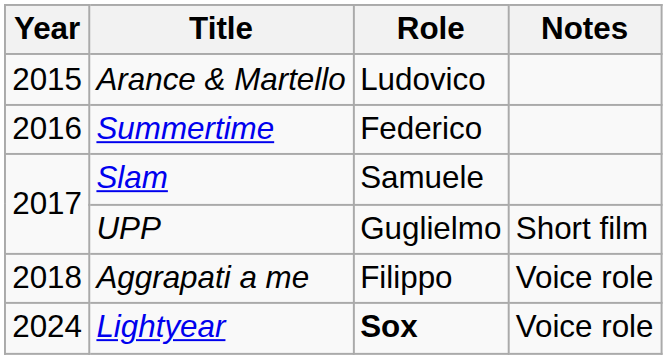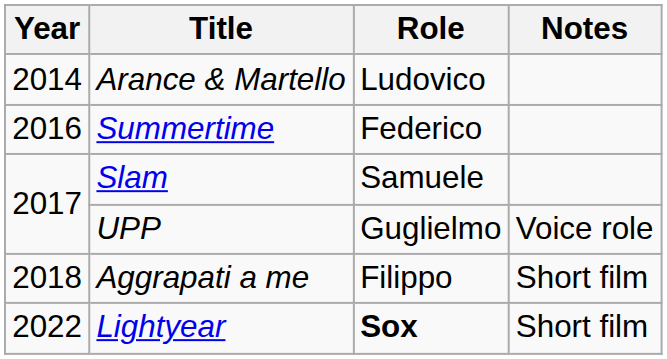(47, 79) 2015 -> (47, 79) 2014
(582, 228) Short film -> (585, 228) Voice role
(585, 278) Voice role -> (582, 278) Short film
(47, 327) 2024 -> (47, 327) 2022
(585, 327) Voice role -> (582, 327) Short film
